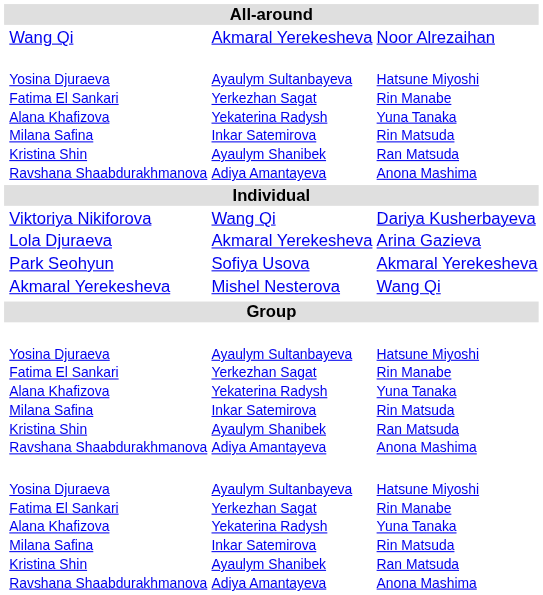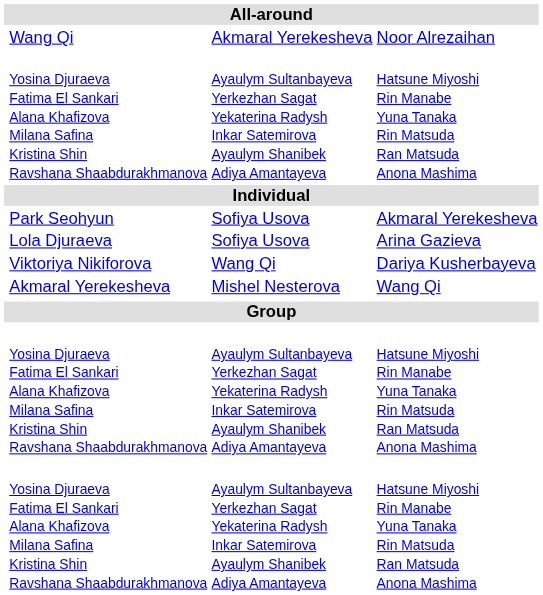rows swapped: (80, 218) <-> (62, 264)
(292, 241) Akmaral Yerekesheva -> (261, 241) Sofiya Usova
